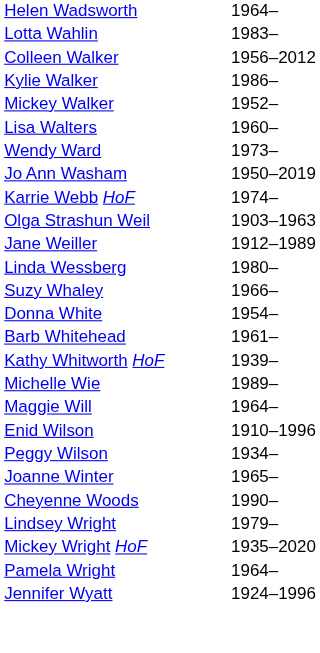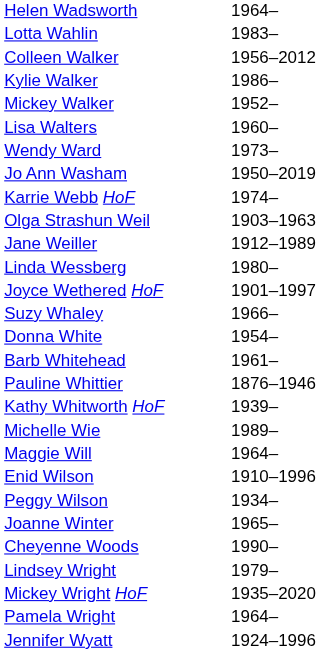+ row: (84, 290)
+ row: (64, 383)
